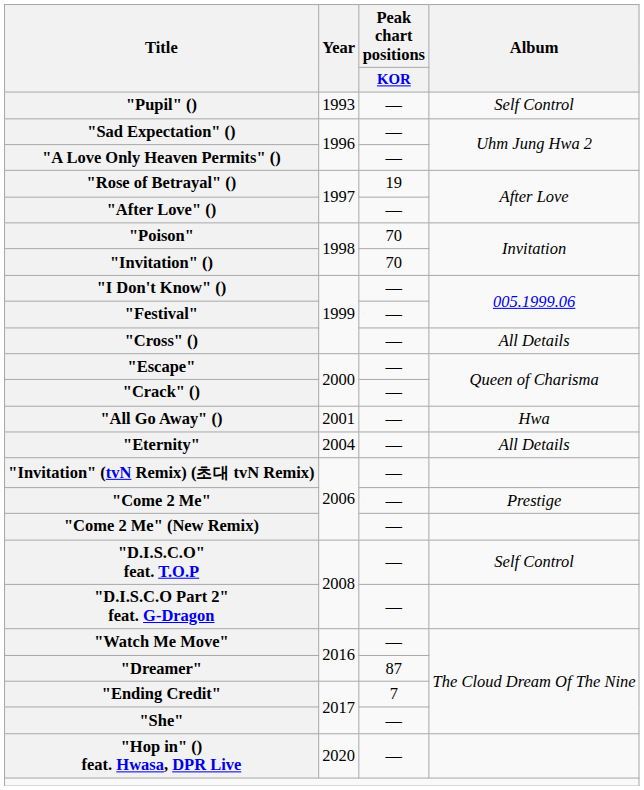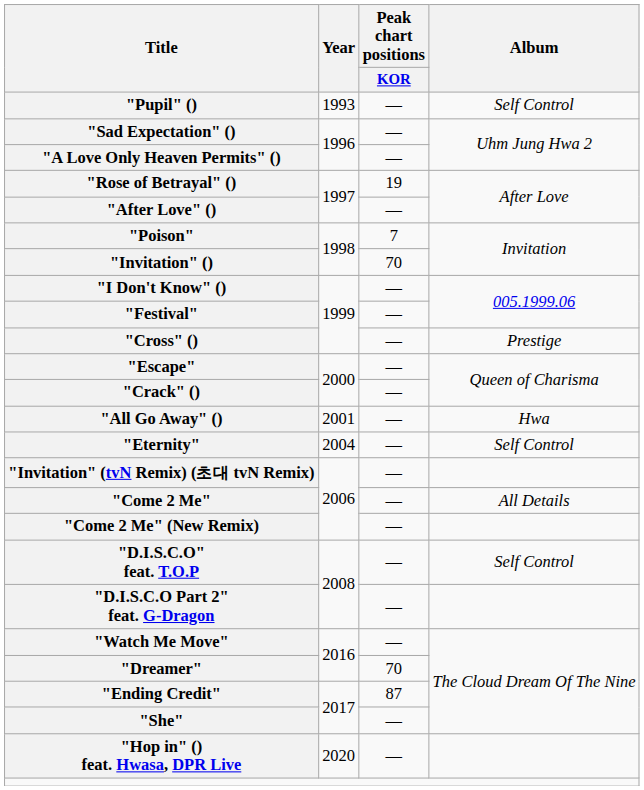(394, 235) 70 -> (394, 235) 7
(534, 340) All Details -> (534, 340) Prestige
(534, 445) All Details -> (534, 445) Self Control
(534, 500) Prestige -> (534, 500) All Details
(394, 668) 87 -> (394, 668) 70
(394, 694) 7 -> (394, 694) 87
